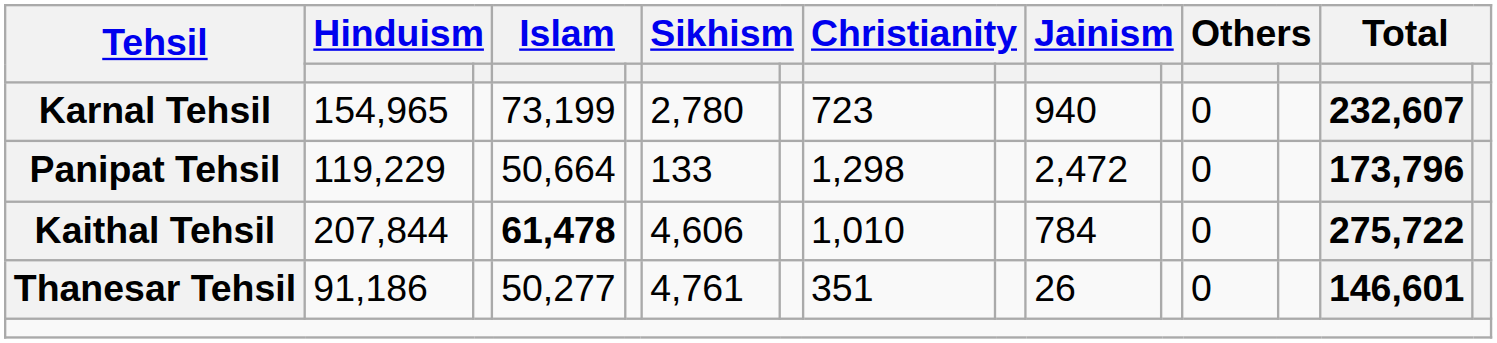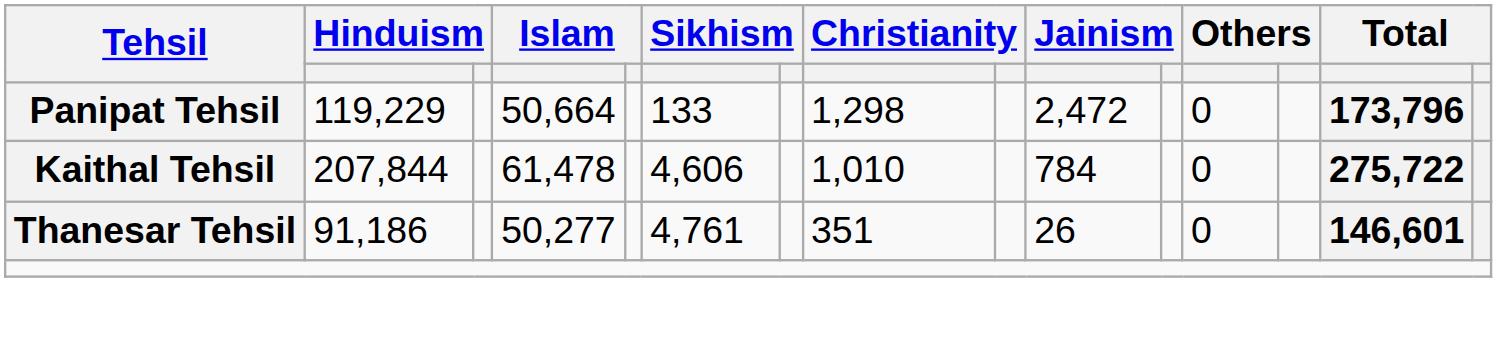- row: (155, 110)
(558, 229) bold -> (558, 170) normal
